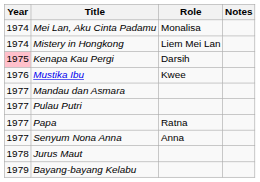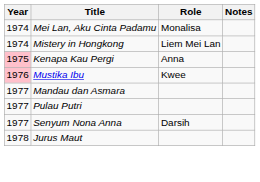(175, 59) Darsih -> (173, 59) Anna
(18, 75) no background -> (18, 75) pink background
- row: (45, 122)
(173, 138) Anna -> (175, 122) Darsih
- row: (85, 169)
